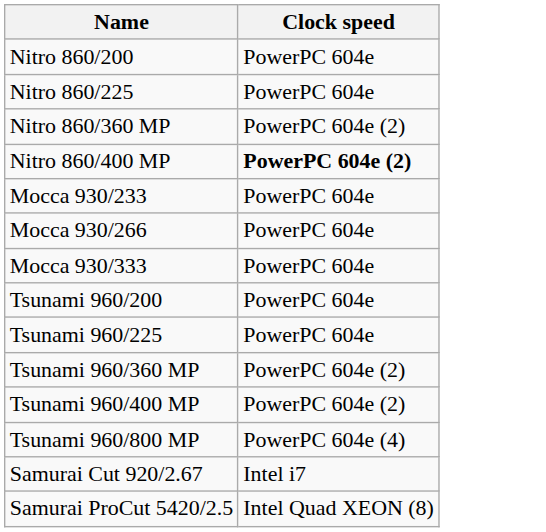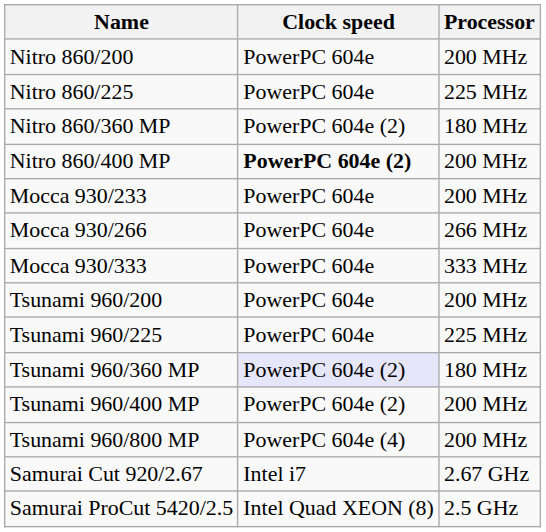+ column: (489, 21)
(324, 369) no background -> (324, 369) lavender background
